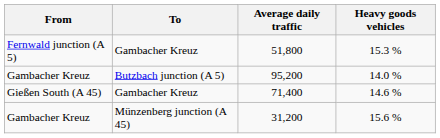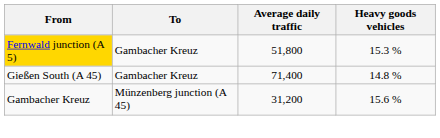(56, 50) no background -> (56, 50) gold background
- row: (287, 75)
(385, 93) 14.6 % -> (385, 75) 14.8 %
